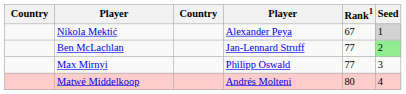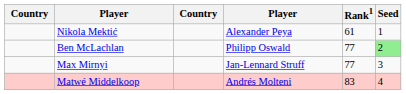(350, 32) 67 -> (350, 32) 61
(380, 32) lightgrey background -> (380, 32) no background
(265, 48) Jan-Lennard Struff -> (258, 48) Philipp Oswald
(258, 65) Philipp Oswald -> (265, 65) Jan-Lennard Struff
(350, 81) 80 -> (350, 81) 83
